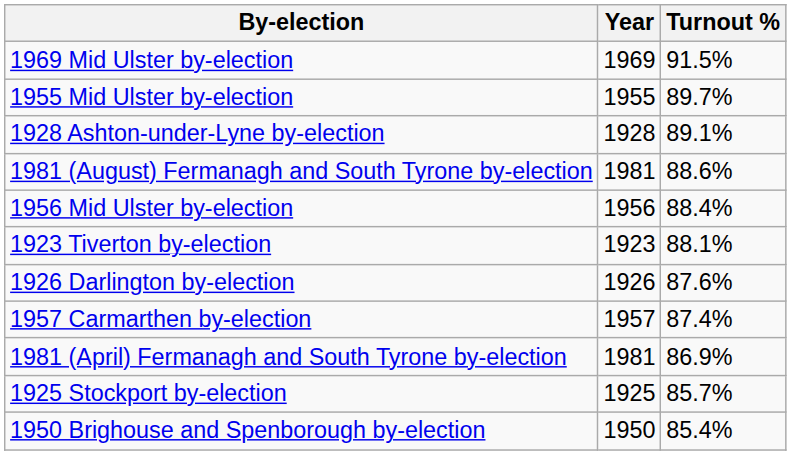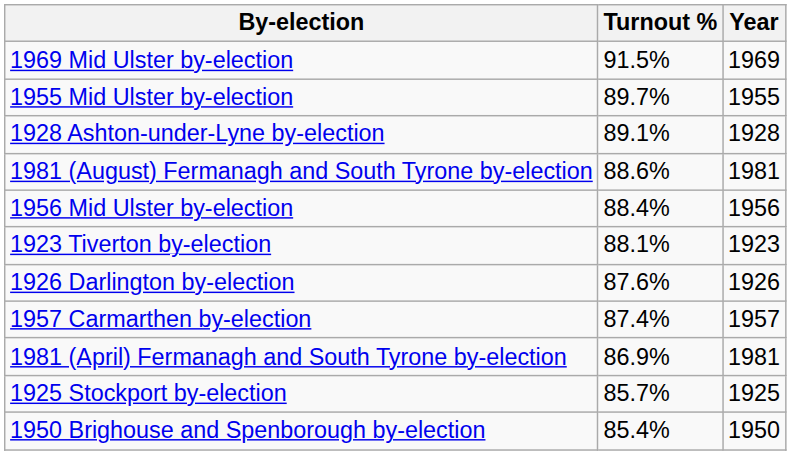columns swapped: (629, 23) <-> (723, 23)
